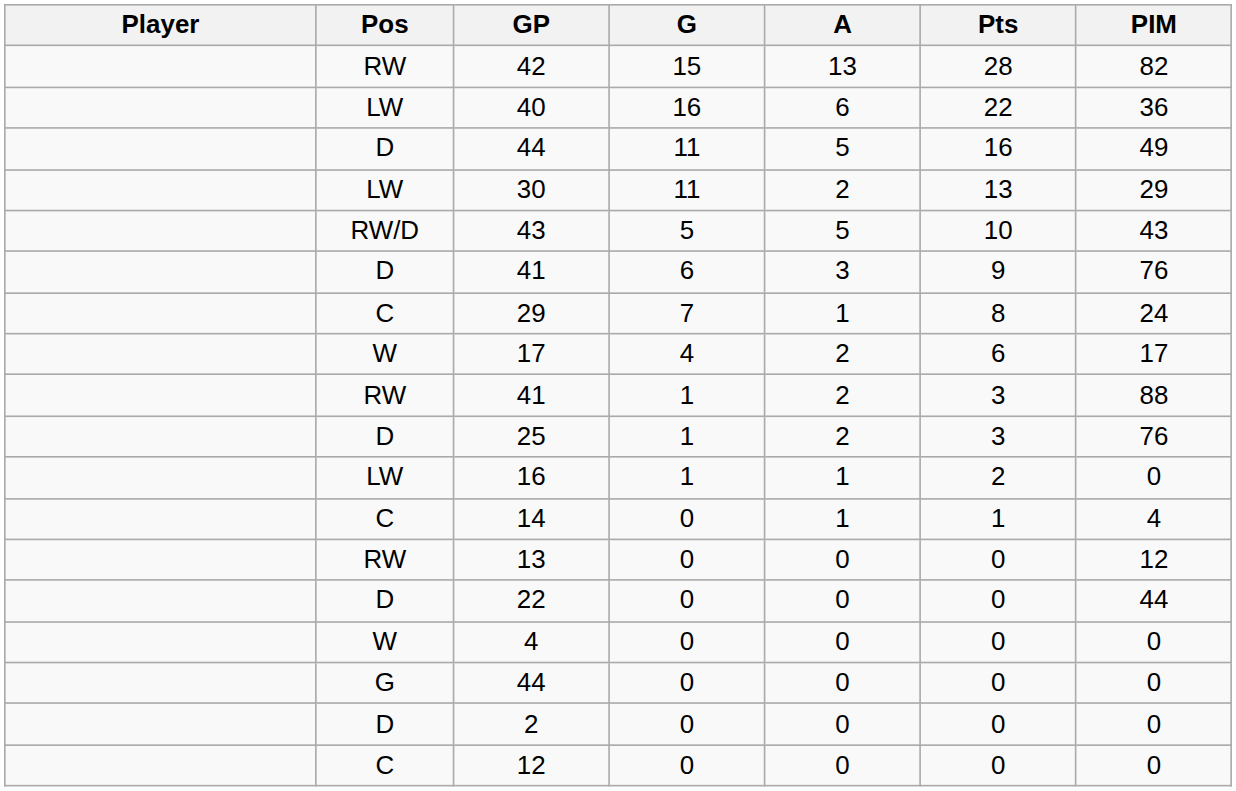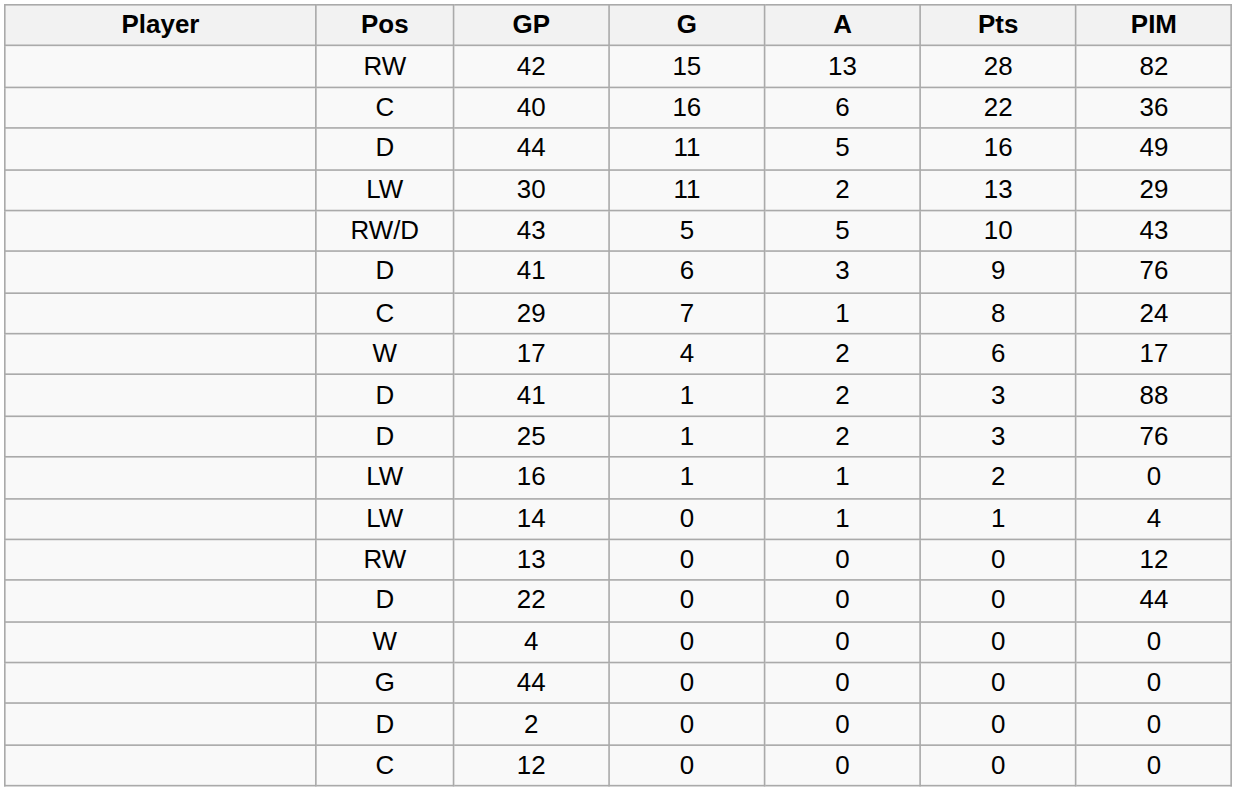(385, 107) LW -> (385, 107) C
(385, 395) RW -> (385, 395) D
(385, 518) C -> (385, 518) LW
